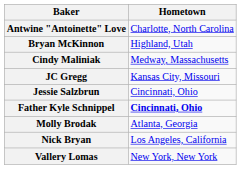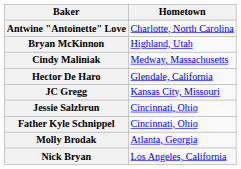+ row: (66, 76)
(166, 108) bold -> (164, 124) normal
- row: (66, 156)
